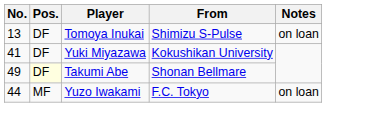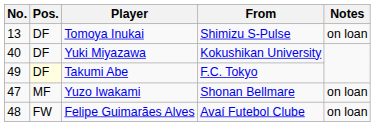(14, 53) 41 -> (14, 53) 40
(199, 72) Shonan Bellmare -> (229, 72) F.C. Tokyo
(14, 92) 44 -> (14, 92) 47
(180, 92) F.C. Tokyo -> (248, 92) Shonan Bellmare
+ row: (130, 111)
